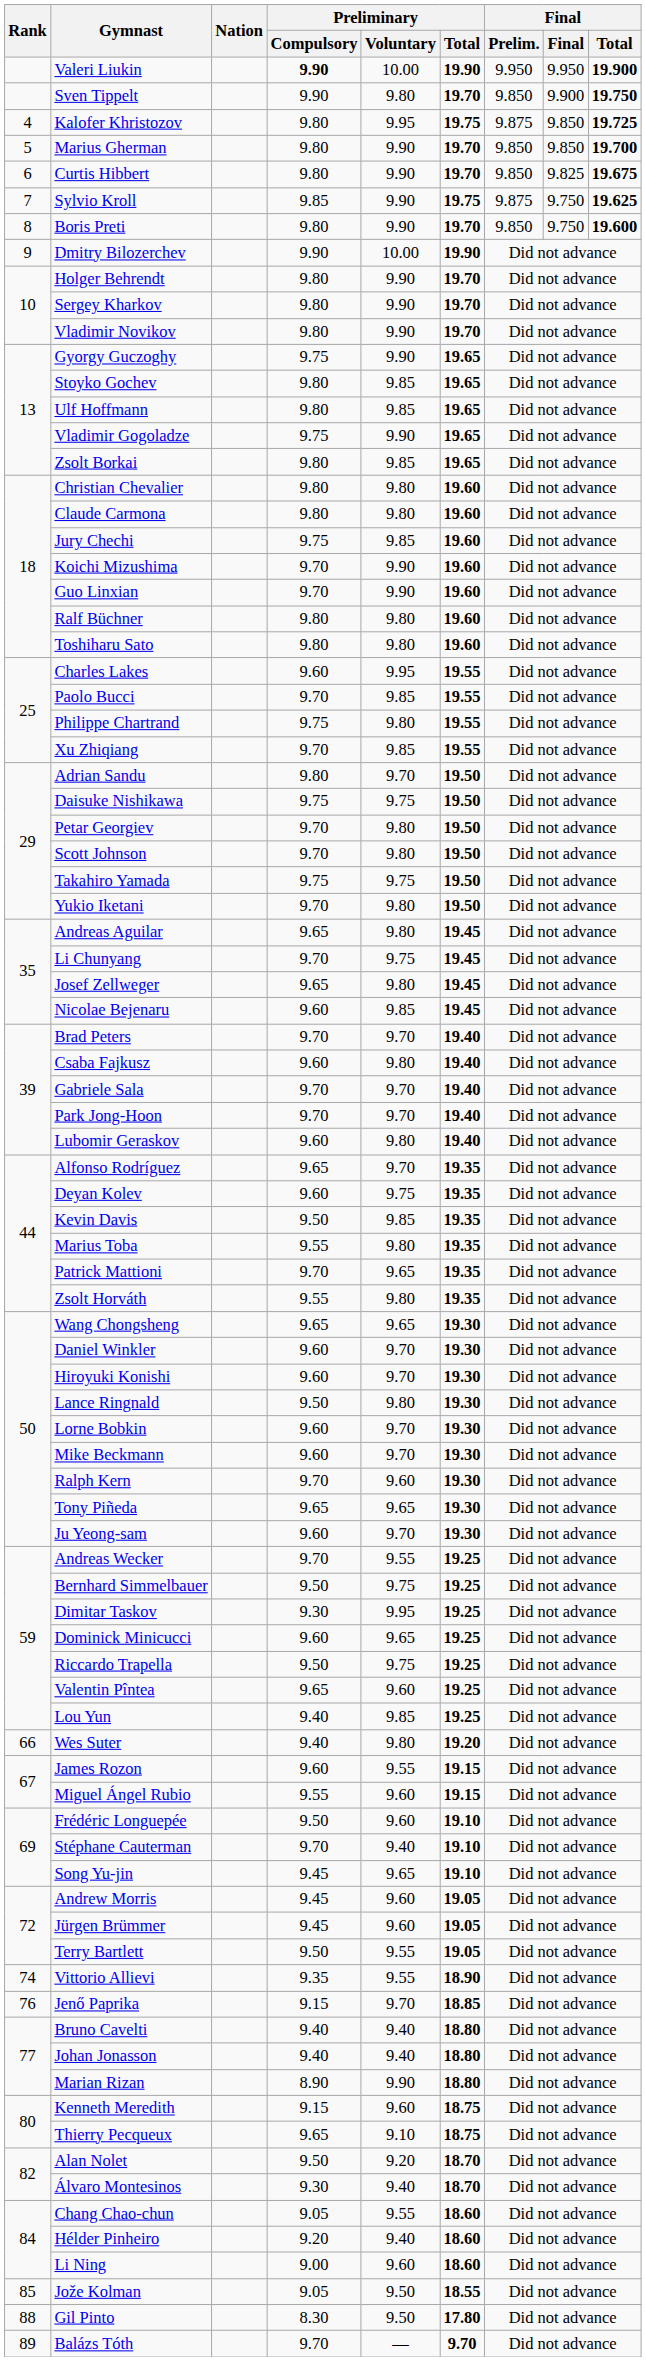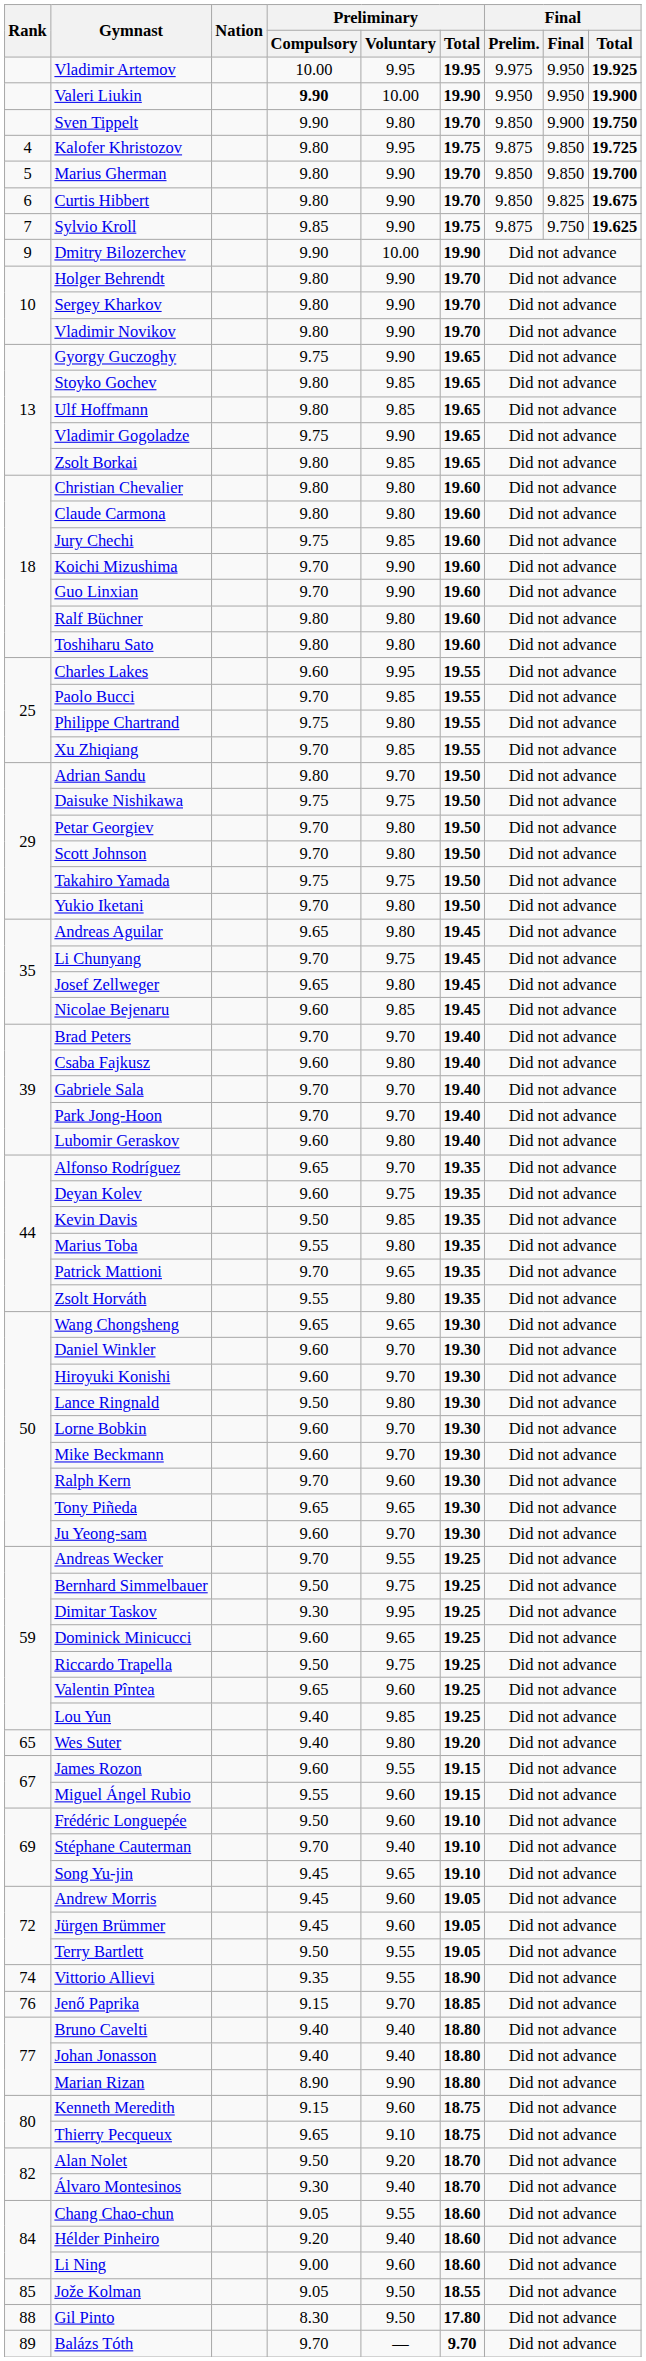+ row: (115, 69)
- row: (90, 226)
(28, 1742) 66 -> (28, 1742) 65
